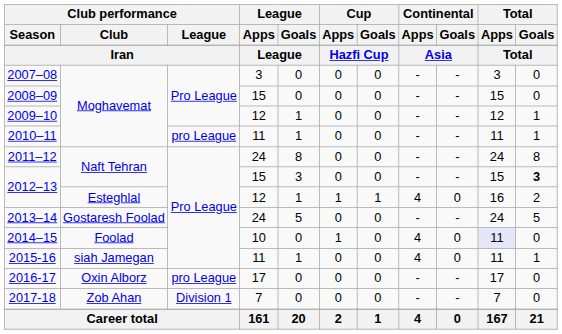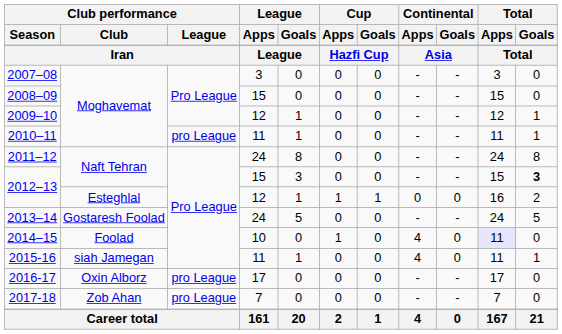(418, 197) 4 -> (418, 197) 0
(204, 298) Division 1 -> (204, 298) pro League
